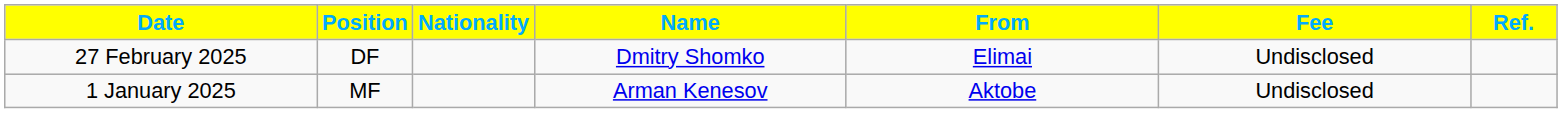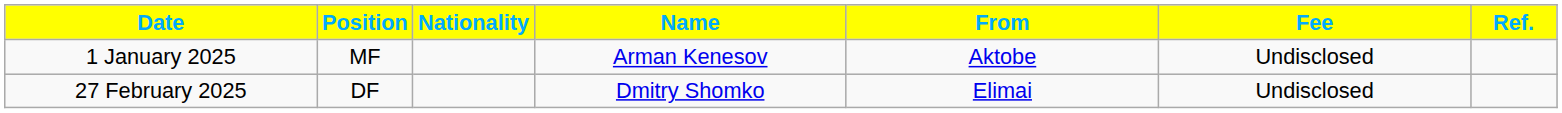rows swapped: (161, 91) <-> (161, 57)
